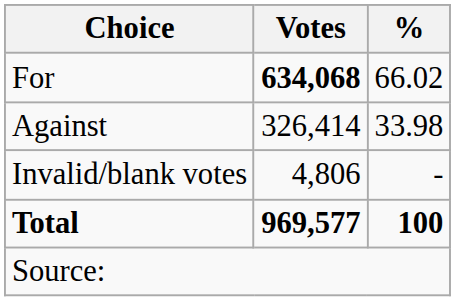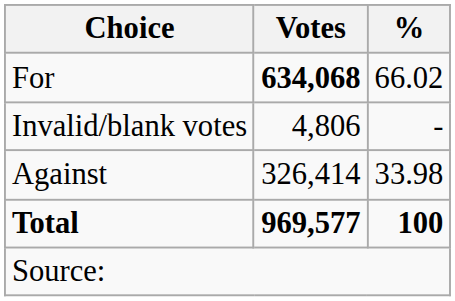rows swapped: (60, 125) <-> (130, 174)
